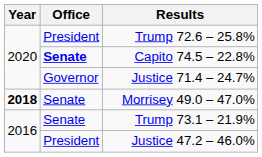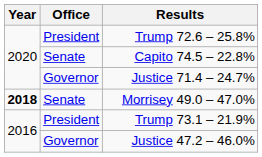(65, 57) bold -> (64, 57) normal
(64, 120) Senate -> (71, 120) President
(71, 141) President -> (71, 141) Governor
